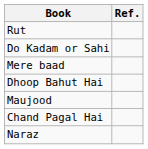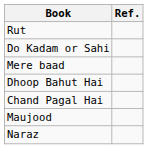rows swapped: (55, 117) <-> (29, 100)
